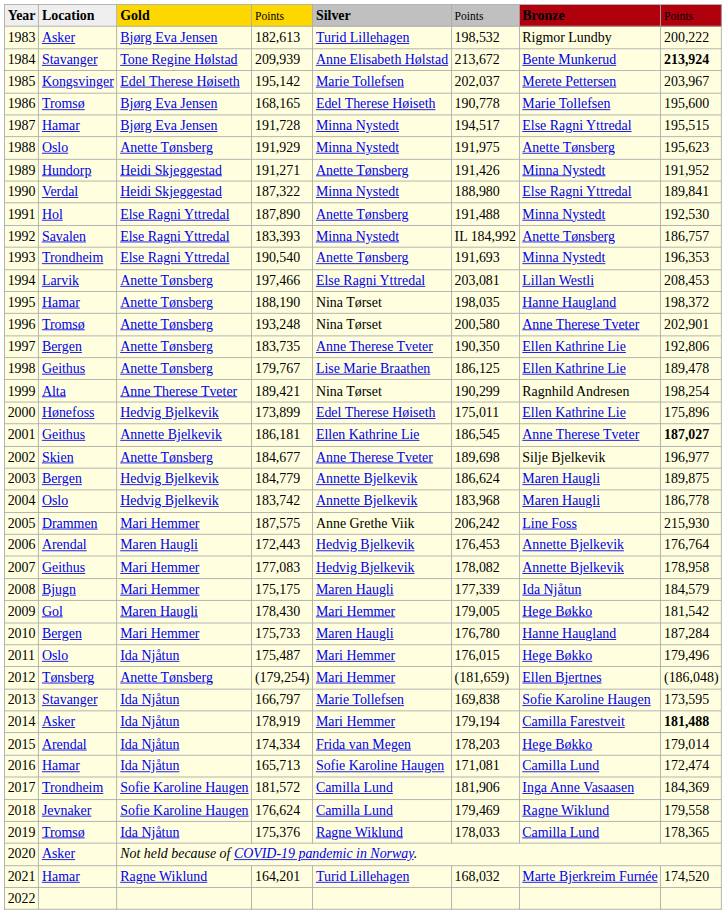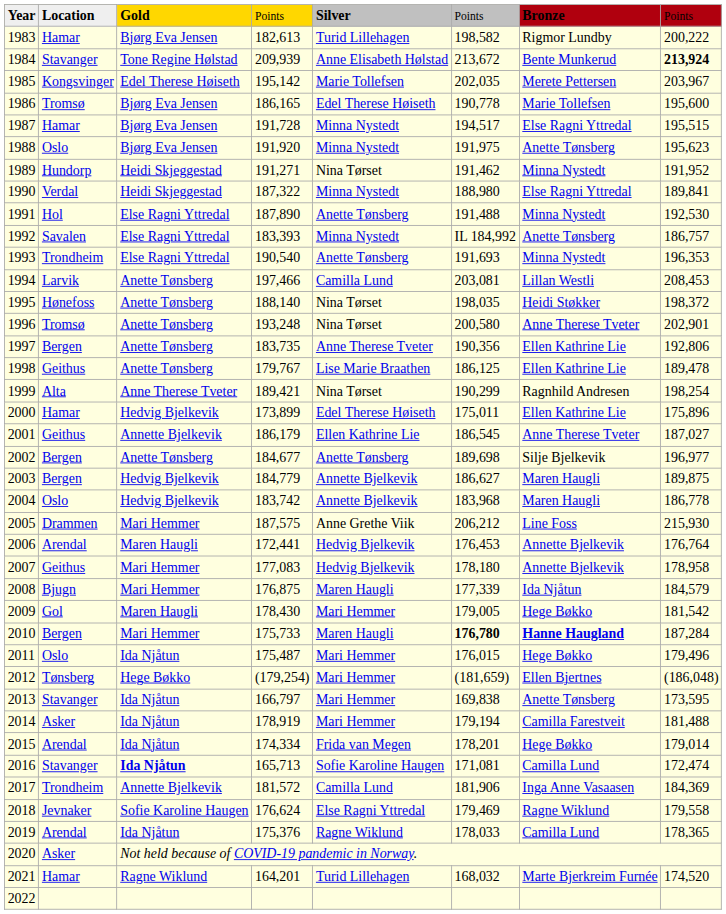(59, 37) Asker -> (61, 37) Hamar
(477, 37) 198,532 -> (477, 37) 198,582
(477, 81) 202,037 -> (477, 81) 202,035
(278, 103) 168,165 -> (278, 103) 186,165
(167, 147) Anette Tønsberg -> (169, 147) Bjørg Eva Jensen
(278, 147) 191,929 -> (278, 147) 191,920
(362, 170) Anette Tønsberg -> (349, 170) Nina Tørset
(477, 170) 191,426 -> (477, 170) 191,462
(371, 280) Else Ragni Yttredal -> (354, 280) Camilla Lund
(61, 302) Hamar -> (68, 302) Hønefoss
(278, 302) 188,190 -> (278, 302) 188,140
(569, 302) Hanne Haugland -> (561, 302) Heidi Støkker
(477, 346) 190,350 -> (477, 346) 190,356
(68, 412) Hønefoss -> (61, 412) Hamar
(278, 434) 186,181 -> (278, 434) 186,179
(687, 434) bold -> (687, 434) normal
(58, 457) Skien -> (62, 457) Bergen
(374, 457) Anne Therese Tveter -> (362, 457) Anette Tønsberg
(477, 479) 186,624 -> (477, 479) 186,627
(477, 523) 206,242 -> (477, 523) 206,212
(278, 545) 172,443 -> (278, 545) 172,441
(477, 567) 178,082 -> (477, 567) 178,180
(278, 589) 175,175 -> (278, 589) 176,875
(477, 633) normal -> (477, 633) bold
(569, 633) normal -> (573, 633) bold
(167, 677) Anette Tønsberg -> (155, 677) Hege Bøkko
(360, 699) Marie Tollefsen -> (356, 699) Mari Hemmer
(586, 699) Sofie Karoline Haugen -> (569, 699) Anette Tønsberg
(687, 721) bold -> (687, 721) normal
(477, 744) 178,203 -> (477, 744) 178,201
(61, 766) Hamar -> (70, 766) Stavanger
(150, 766) normal -> (153, 766) bold
(184, 788) Sofie Karoline Haugen -> (171, 788) Annette Bjelkevik
(354, 810) Camilla Lund -> (371, 810) Else Ragni Yttredal
(63, 832) Tromsø -> (64, 832) Arendal
